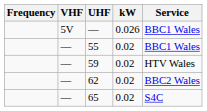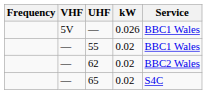- row: (93, 64)
